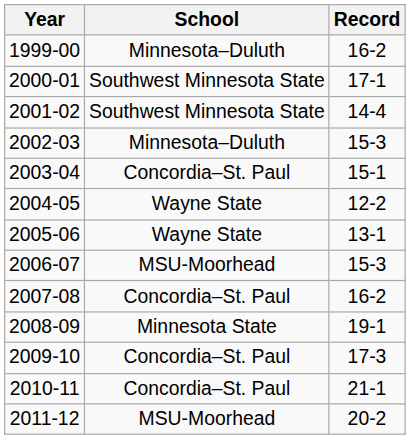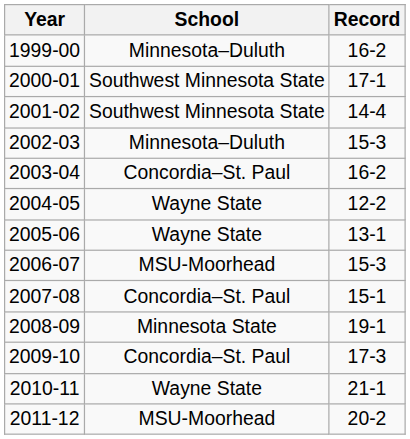(367, 173) 15-1 -> (367, 173) 16-2
(367, 296) 16-2 -> (367, 296) 15-1
(207, 388) Concordia–St. Paul -> (207, 388) Wayne State
